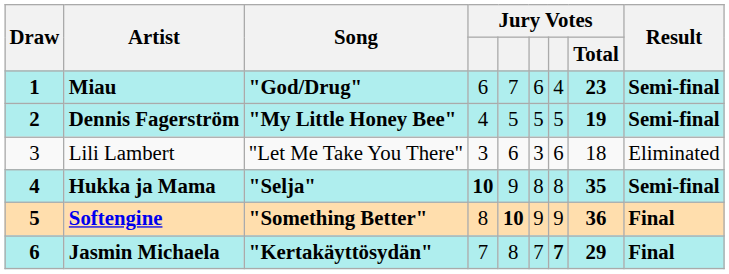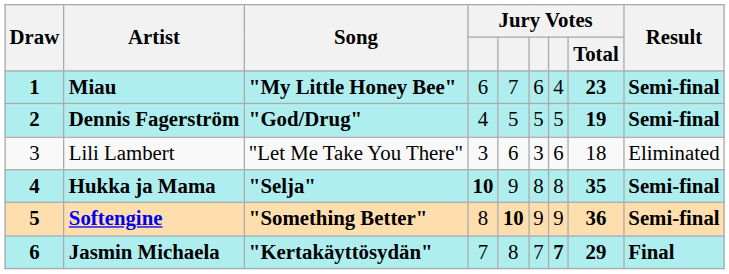(305, 86) "God/Drug" -> (353, 86) "My Little Honey Bee"
(353, 119) "My Little Honey Bee" -> (305, 119) "God/Drug"
(651, 218) Final -> (674, 218) Semi-final
